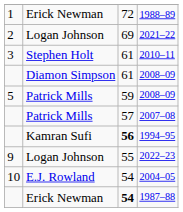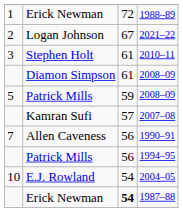(128, 34) 69 -> (128, 34) 67
(59, 116) Patrick Mills -> (59, 116) Kamran Sufi
+ row: (11, 136)
(59, 136) Kamran Sufi -> (59, 156) Patrick Mills
(128, 136) bold -> (128, 156) normal
- row: (11, 156)
